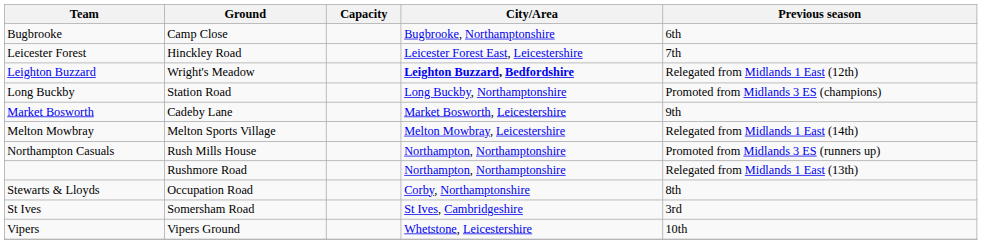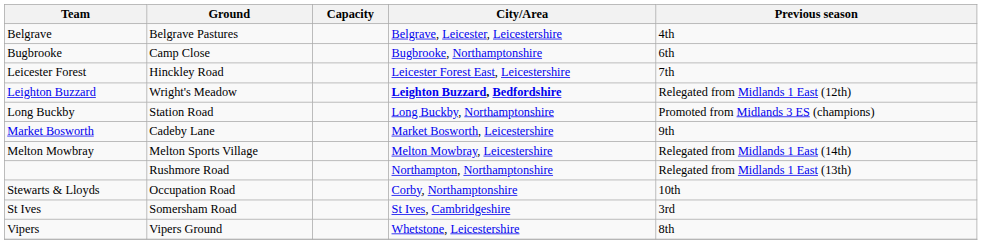+ row: (29, 33)
- row: (61, 151)
(673, 190) 8th -> (670, 190) 10th
(676, 229) 10th -> (666, 229) 8th
